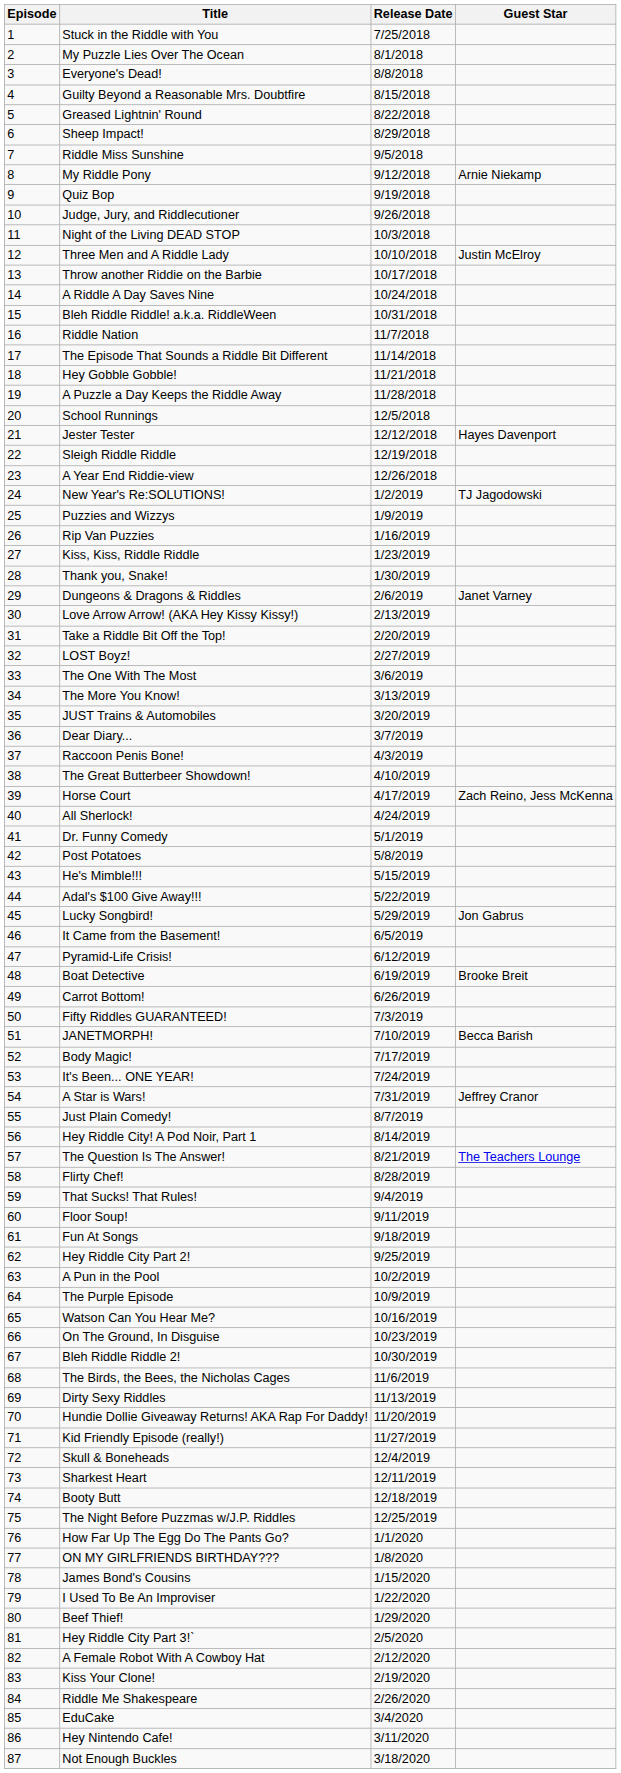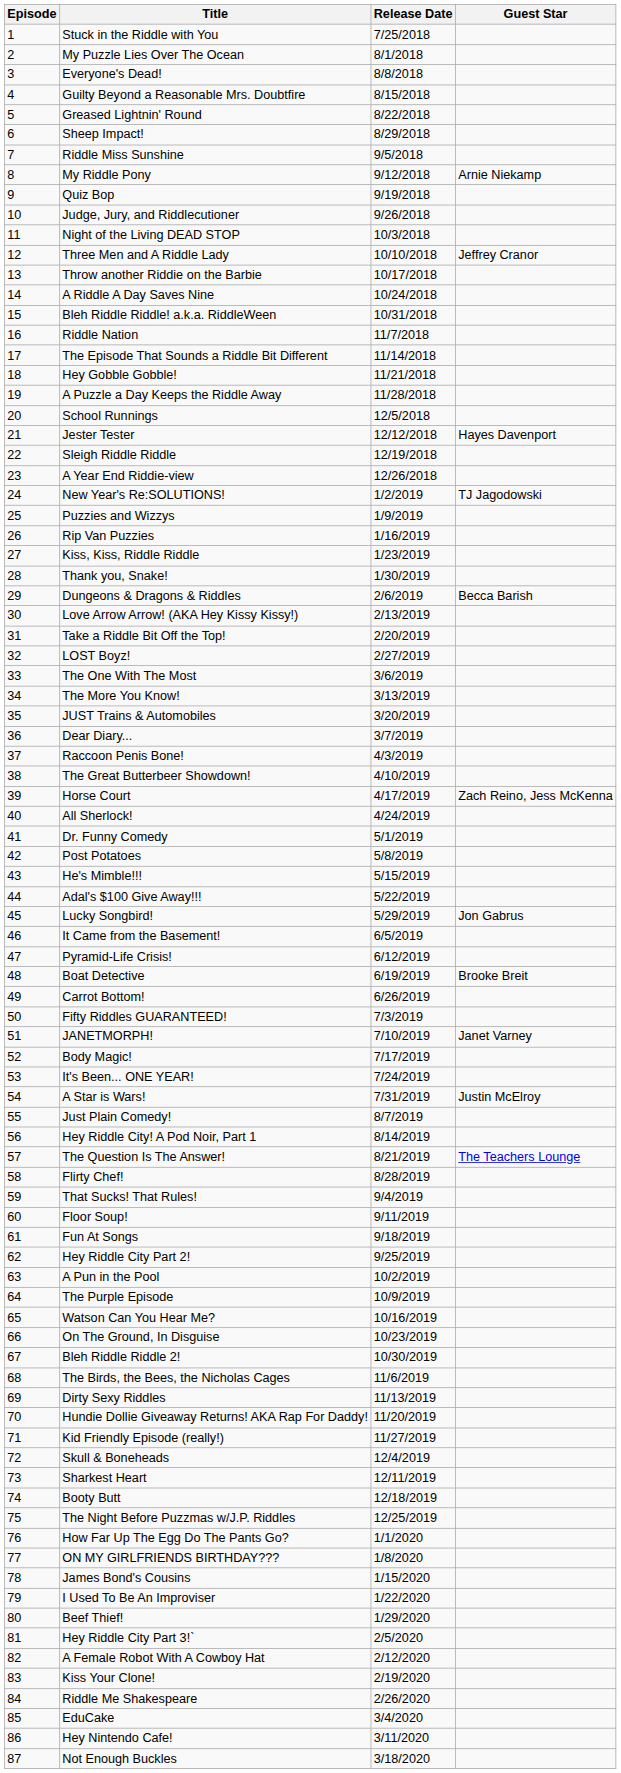(499, 255) Justin McElroy -> (498, 255) Jeffrey Cranor
(495, 595) Janet Varney -> (496, 595) Becca Barish
(496, 1036) Becca Barish -> (495, 1036) Janet Varney
(498, 1097) Jeffrey Cranor -> (499, 1097) Justin McElroy
